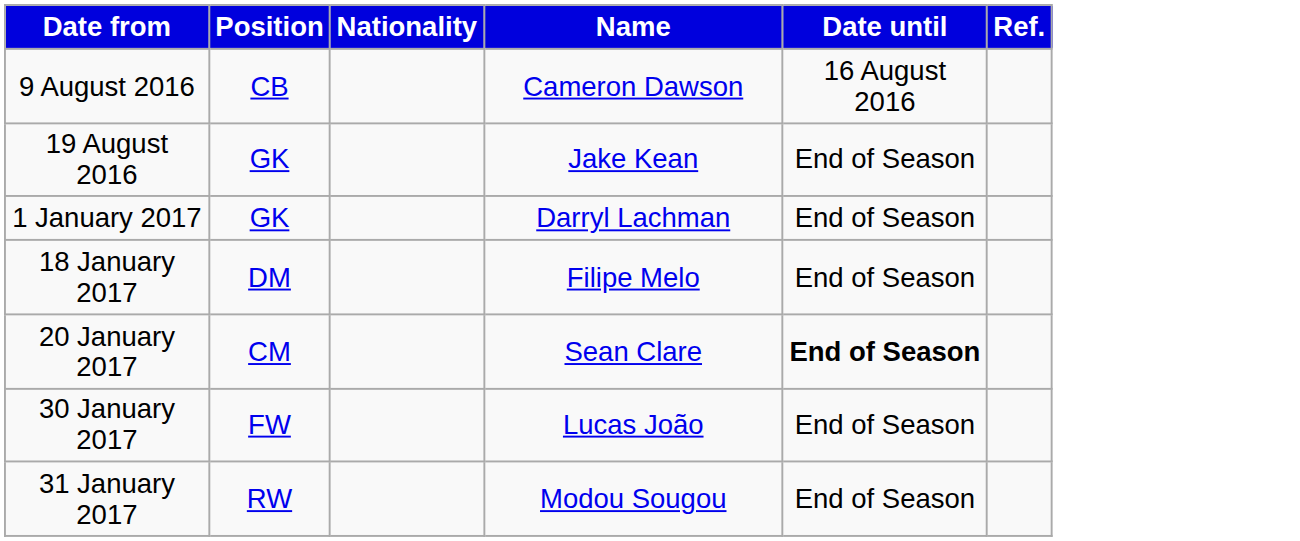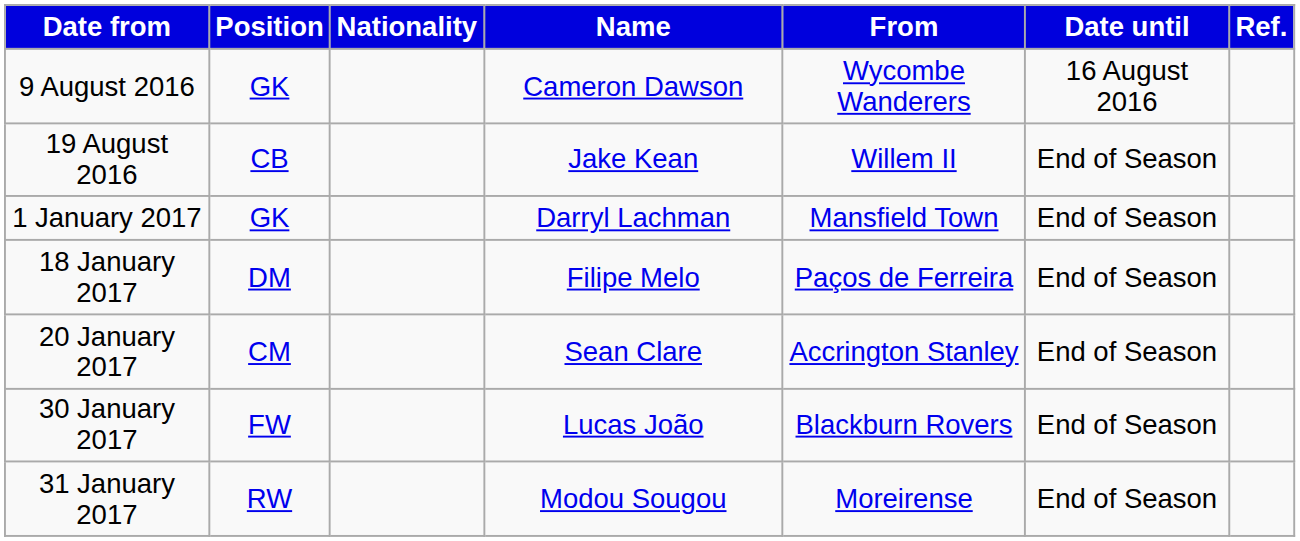+ column: (904, 27)
(269, 86) CB -> (270, 86) GK
(270, 160) GK -> (269, 160) CB
(885, 351) bold -> (1127, 351) normal
